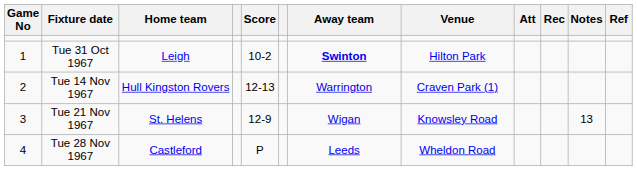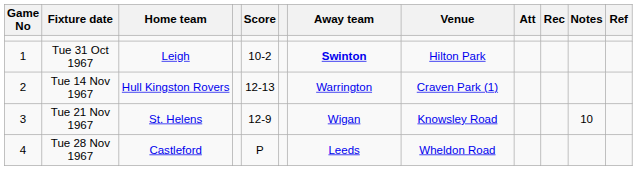(587, 119) 13 -> (587, 119) 10
